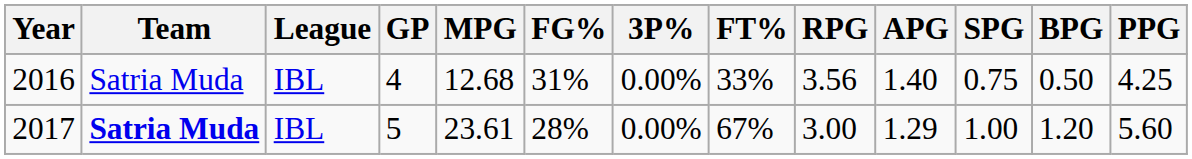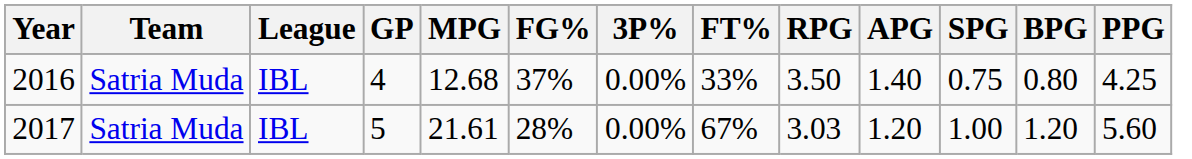(560, 79) 31% -> (544, 79) 37%
(830, 79) 3.56 -> (814, 79) 3.50
(1066, 79) 0.50 -> (1051, 79) 0.80
(174, 128) bold -> (166, 128) normal
(479, 128) 23.61 -> (463, 128) 21.61
(830, 128) 3.00 -> (814, 128) 3.03
(910, 128) 1.29 -> (894, 128) 1.20
